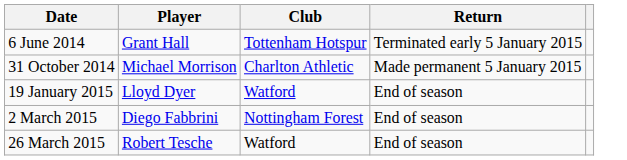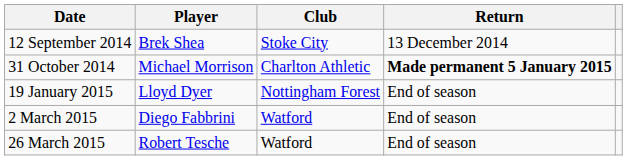- row: (46, 42)
+ row: (70, 42)
(478, 67) normal -> (499, 67) bold
(270, 92) Watford -> (320, 92) Nottingham Forest
(304, 117) Nottingham Forest -> (287, 117) Watford
